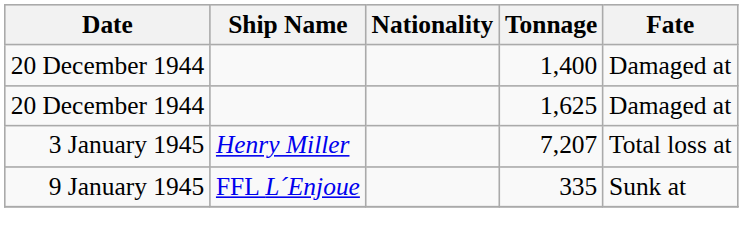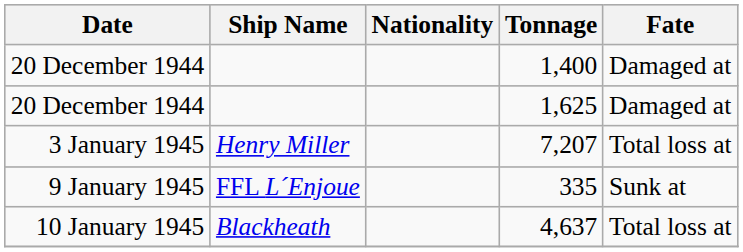+ row: (569, 226)
